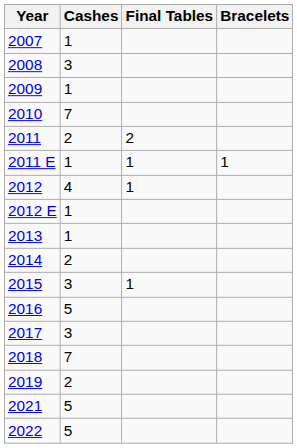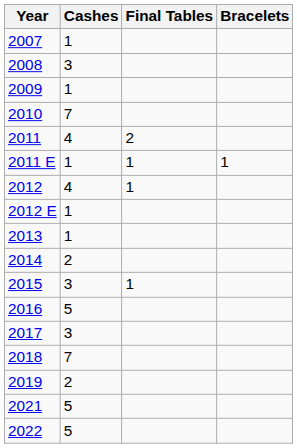(68, 138) 2 -> (68, 138) 4
